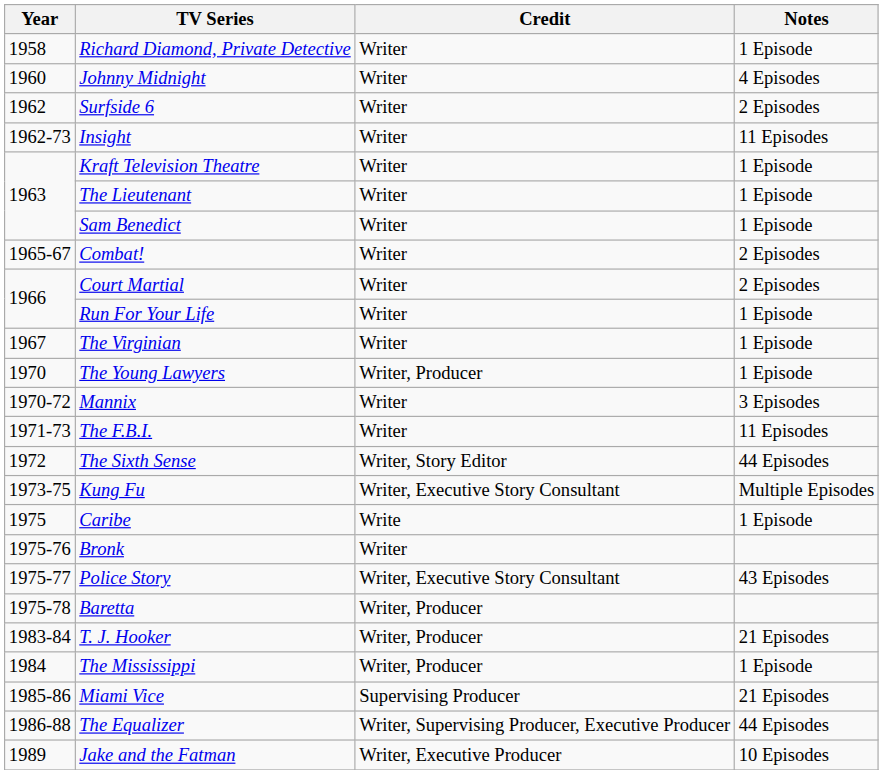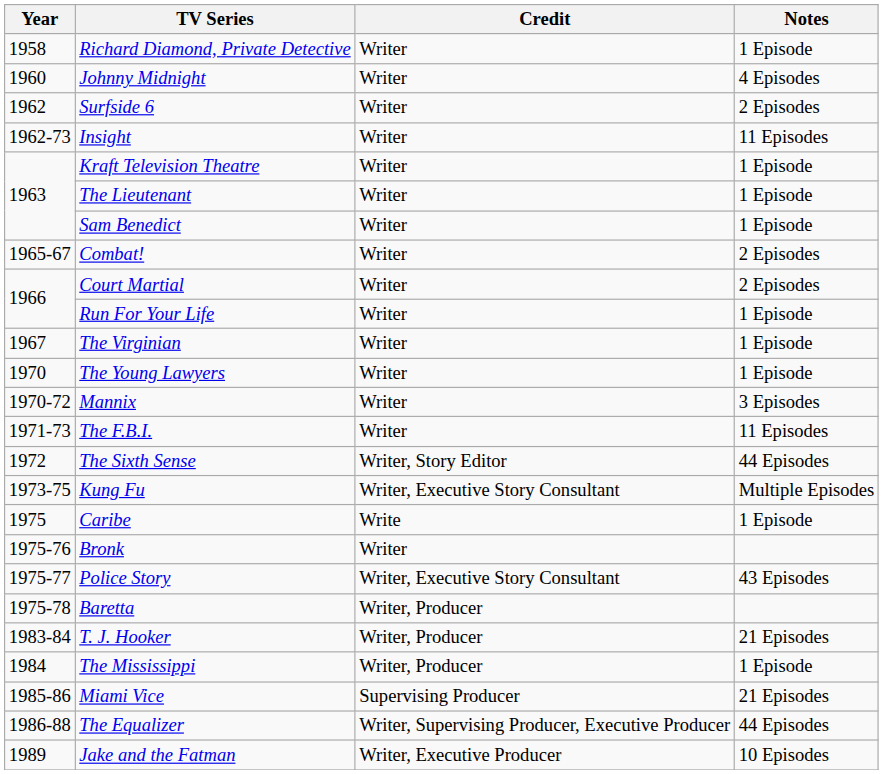(421, 372) Writer, Producer -> (383, 372) Writer
